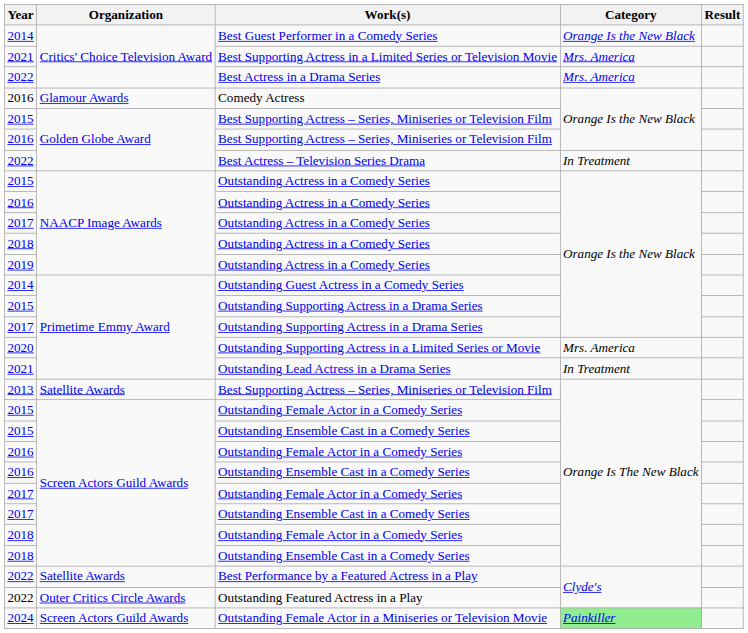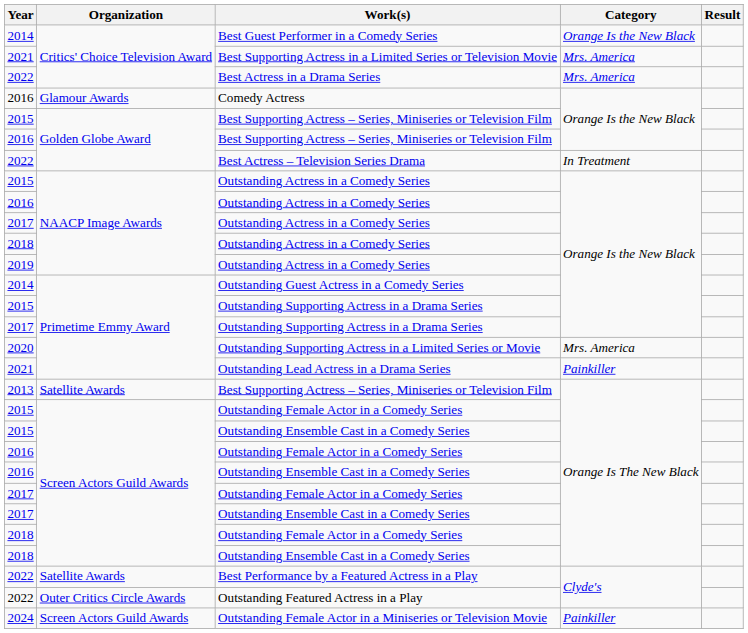(596, 368) In Treatment -> (589, 368) Painkiller
(589, 618) lightgreen background -> (589, 618) no background
